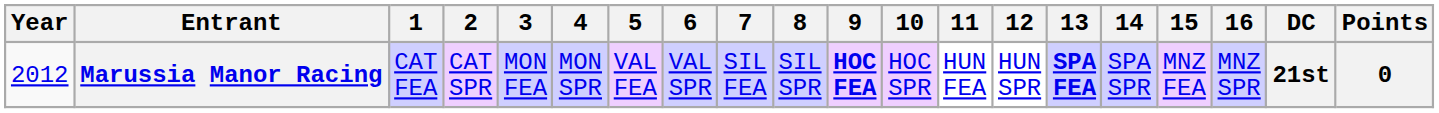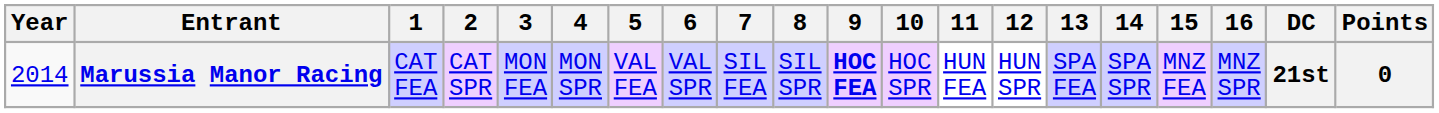(40, 75) 2012 -> (40, 75) 2014
(1074, 75) bold -> (1074, 75) normal
